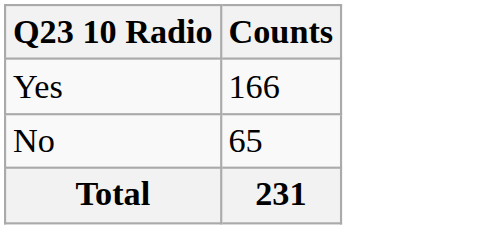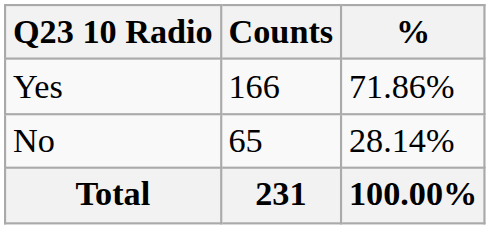+ column: (413, 31)
